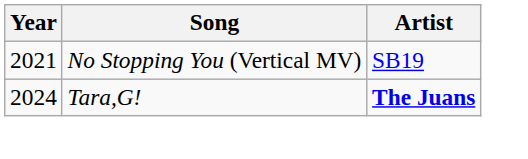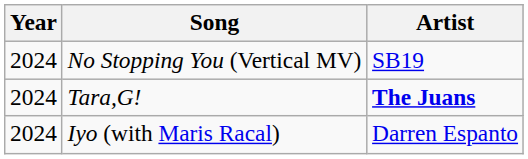(33, 60) 2021 -> (33, 60) 2024
+ row: (174, 134)
